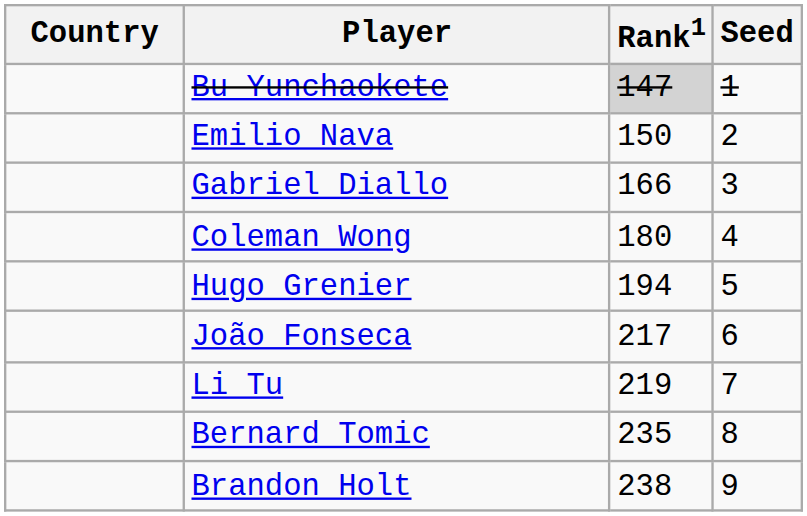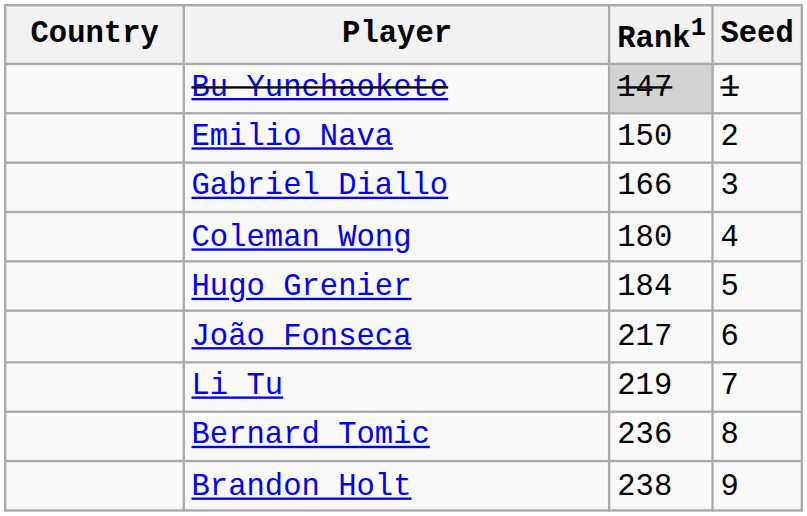(645, 287) 194 -> (645, 287) 184
(645, 436) 235 -> (645, 436) 236
